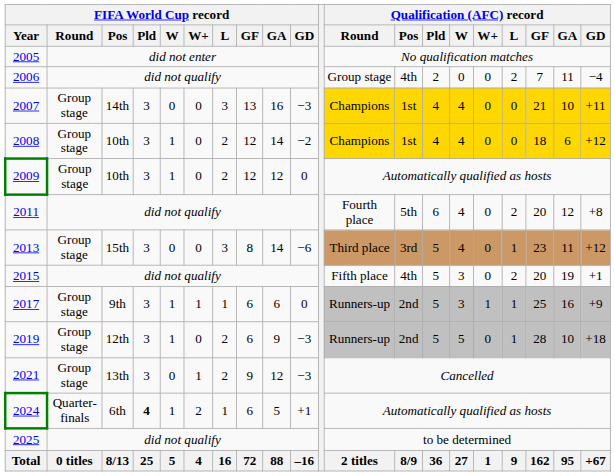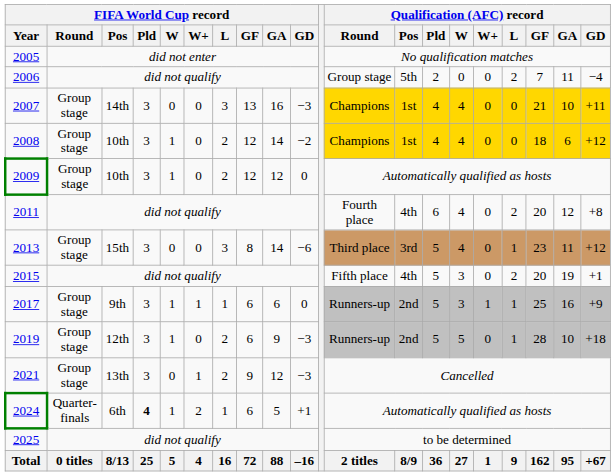(409, 77) 4th -> (409, 77) 5th
(409, 212) 5th -> (409, 212) 4th
